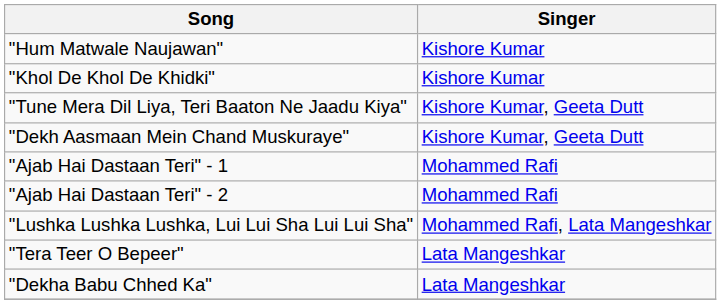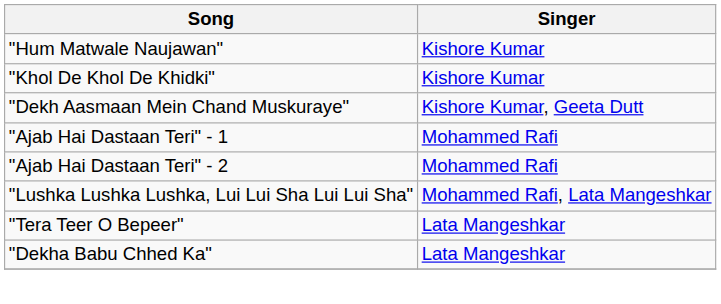- row: (208, 107)
